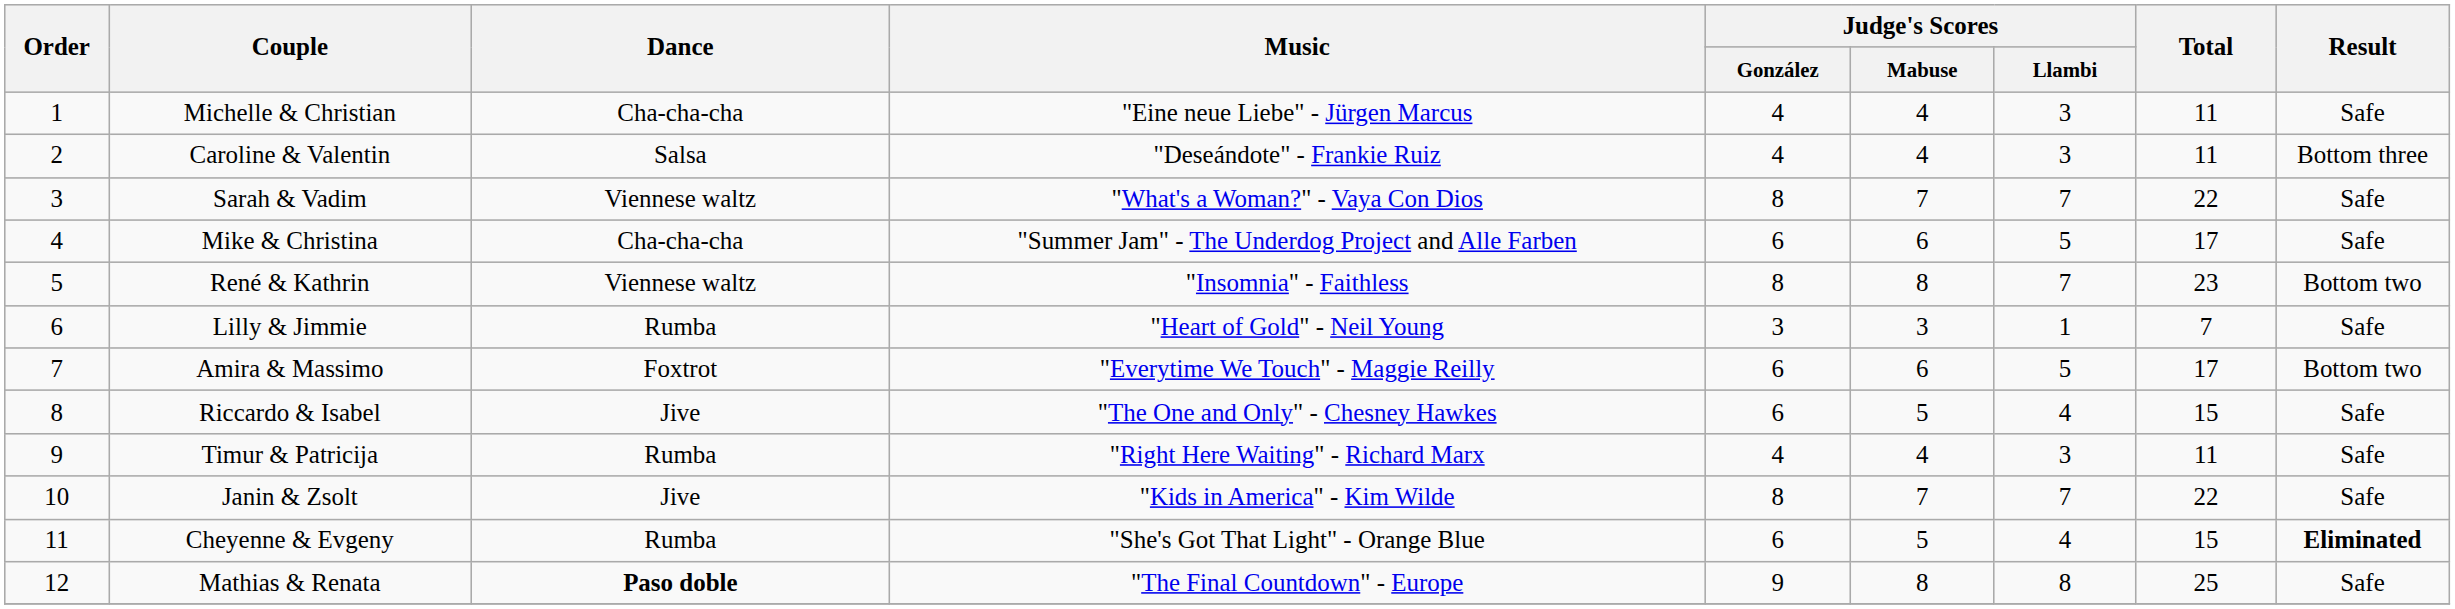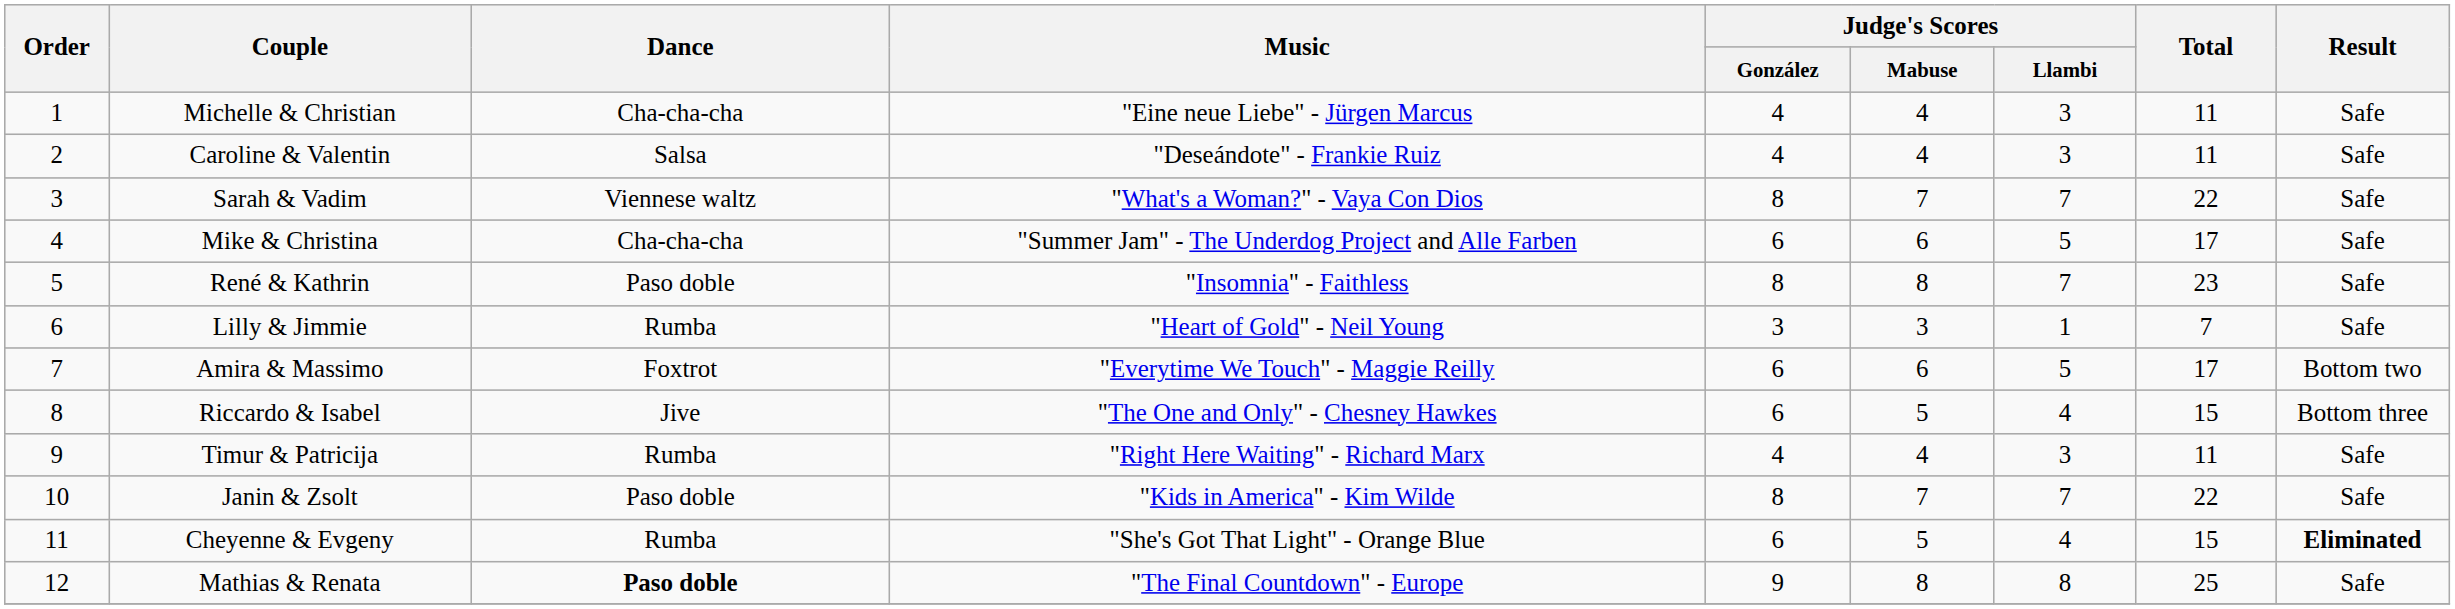(2363, 155) Bottom three -> (2363, 155) Safe
(680, 283) Viennese waltz -> (680, 283) Paso doble
(2363, 283) Bottom two -> (2363, 283) Safe
(2363, 411) Safe -> (2363, 411) Bottom three
(680, 497) Jive -> (680, 497) Paso doble
